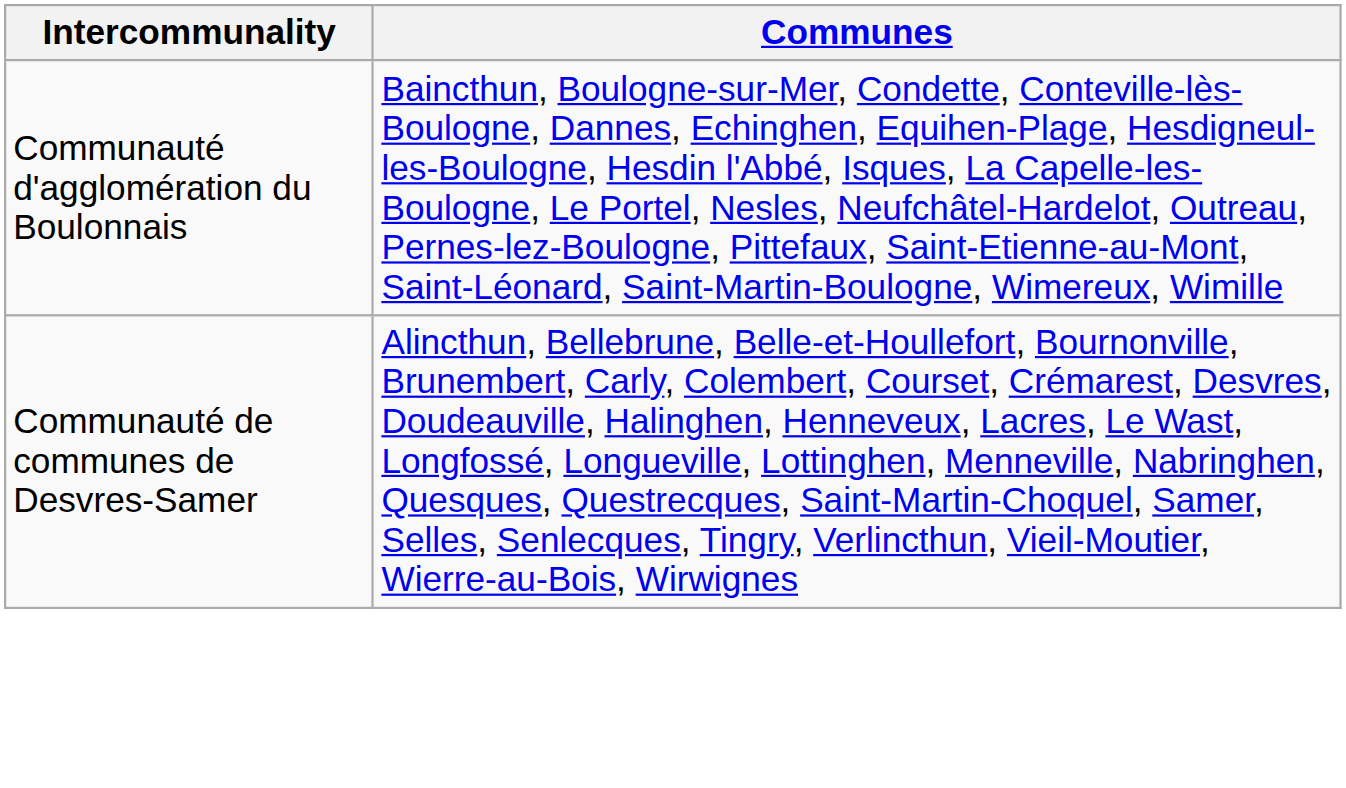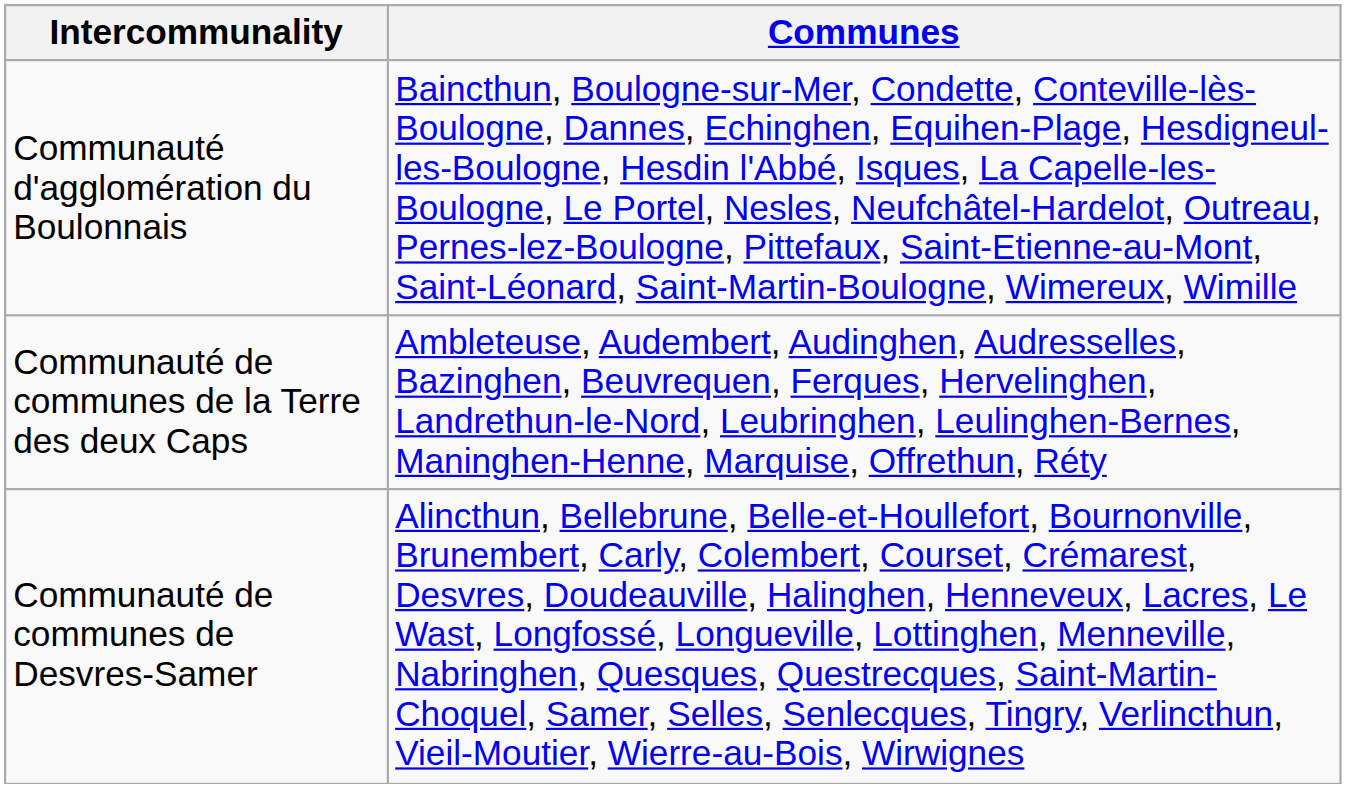+ row: (187, 401)
